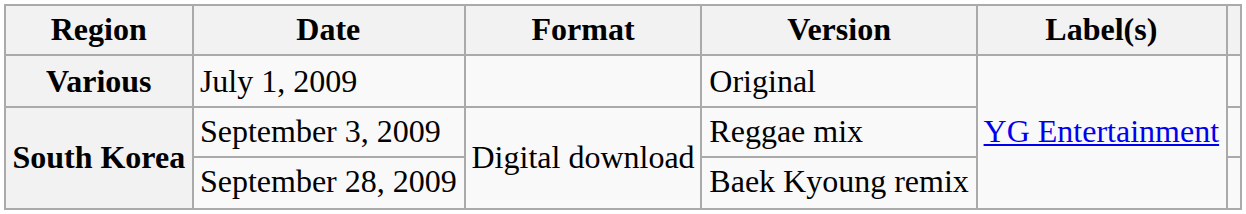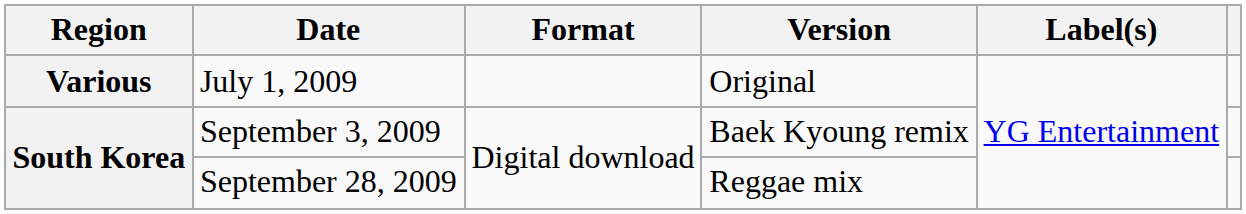(786, 131) Reggae mix -> (839, 131) Baek Kyoung remix
(839, 182) Baek Kyoung remix -> (786, 182) Reggae mix
